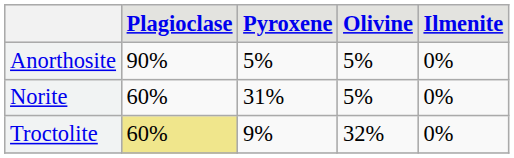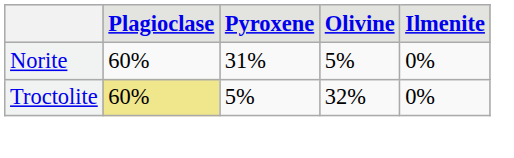- row: (63, 60)
(258, 134) 9% -> (240, 97) 5%
